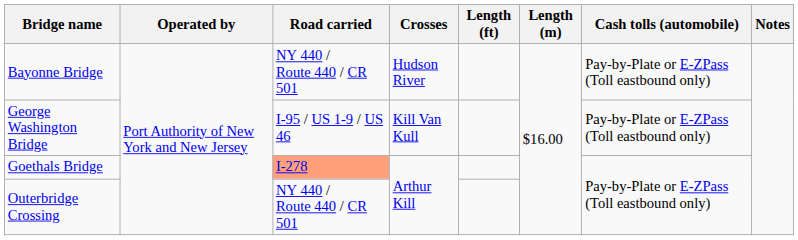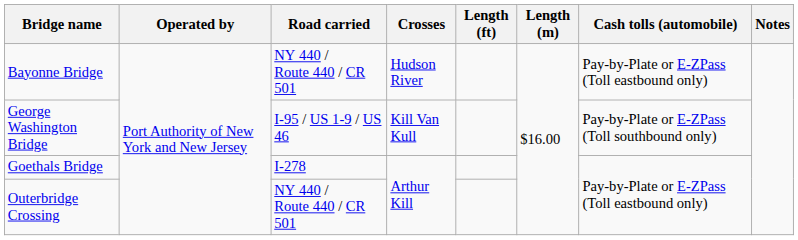(657, 127) Pay-by-Plate or E-ZPass (Toll eastbound only) -> (654, 127) Pay-by-Plate or E-ZPass (Toll southbound only)
(292, 167) lightsalmon background -> (290, 167) no background
